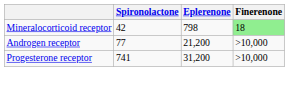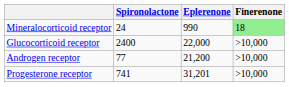(121, 27) 42 -> (121, 27) 24
(190, 27) 798 -> (190, 27) 990
+ row: (53, 43)
(197, 58) 31,200 -> (197, 74) 31,201
